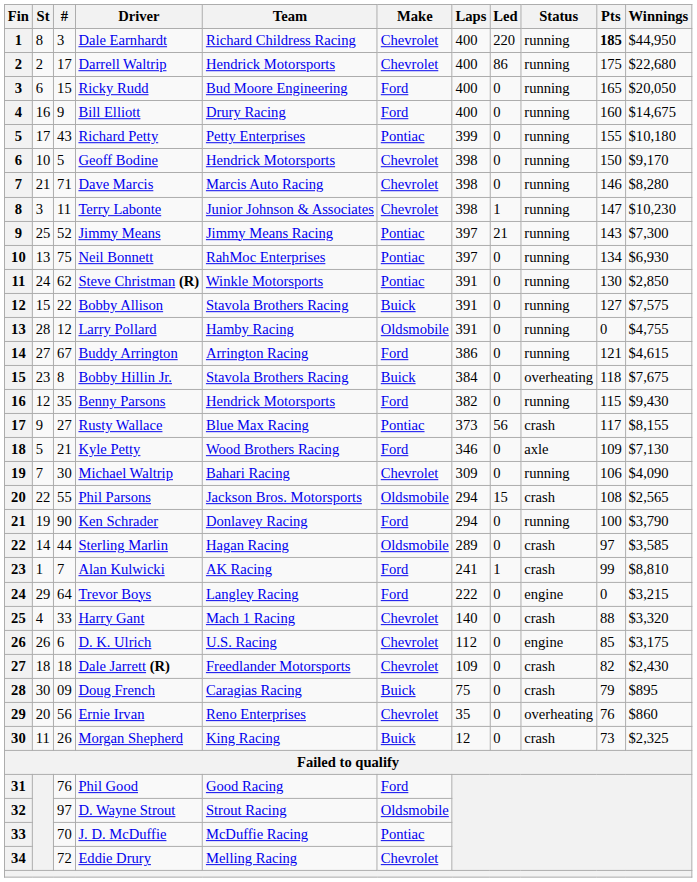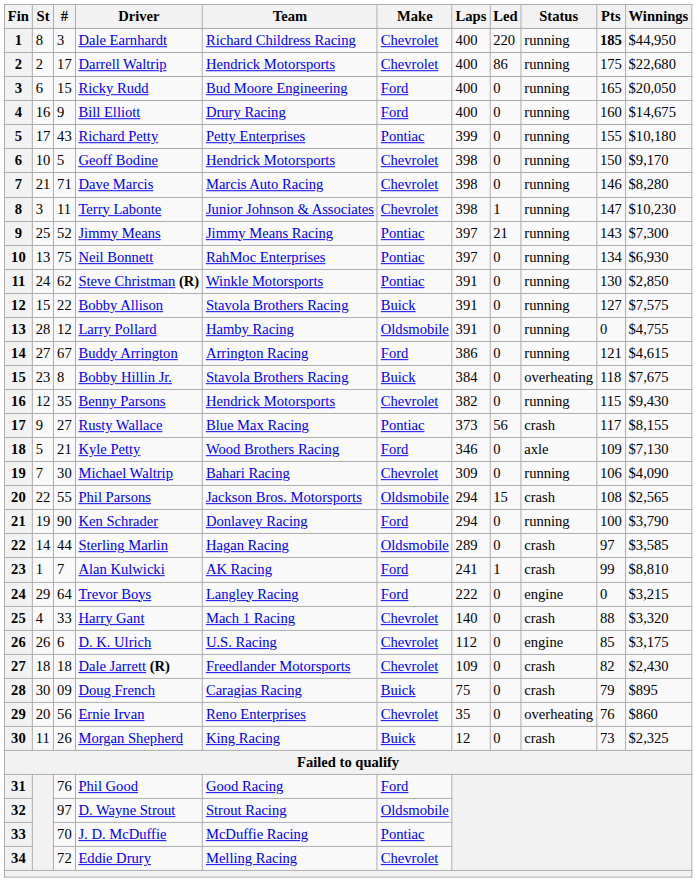(395, 401) Ford -> (410, 401) Chevrolet
